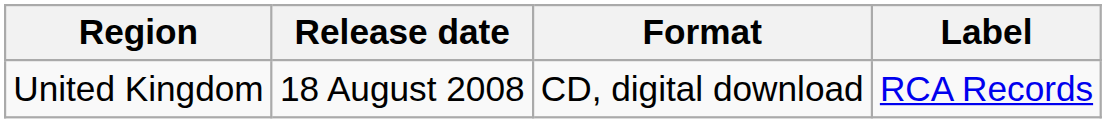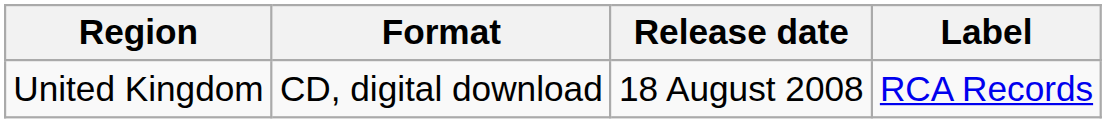columns swapped: (402, 32) <-> (702, 32)
